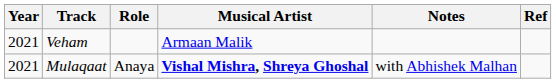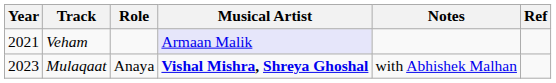(207, 41) no background -> (207, 41) lavender background
(24, 66) 2021 -> (24, 66) 2023
